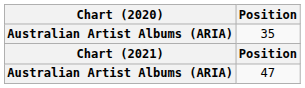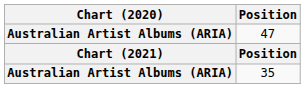rows swapped: (268, 34) <-> (268, 73)
